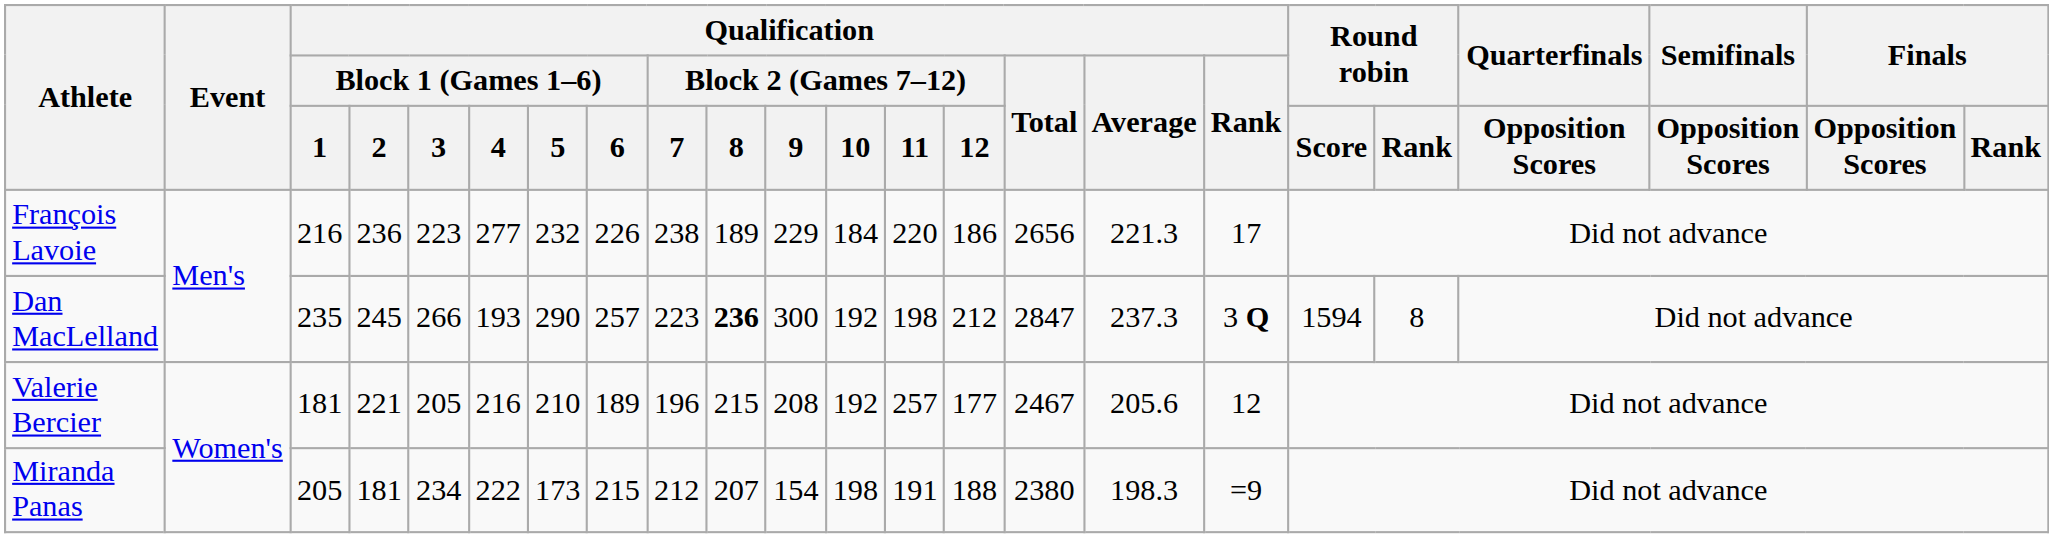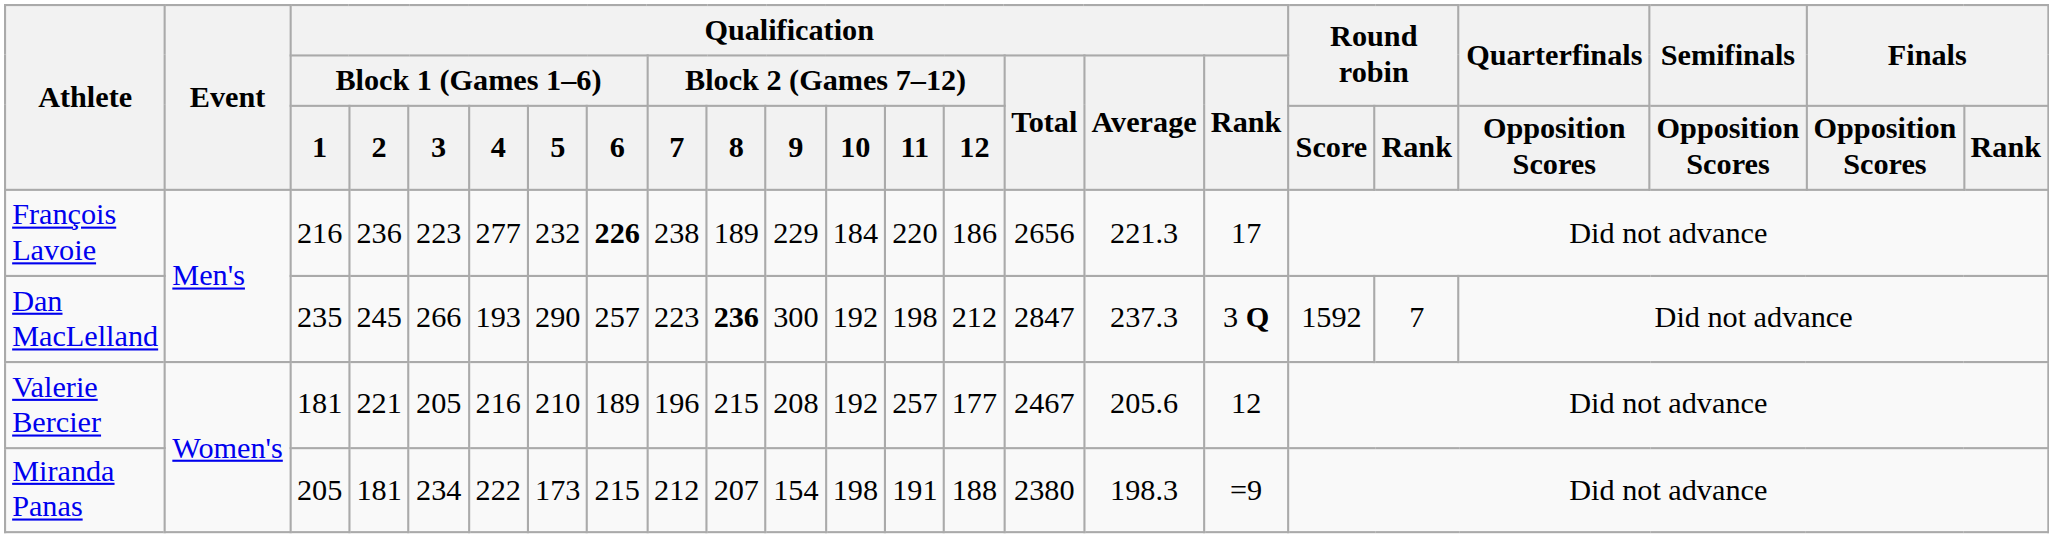(617, 233) normal -> (617, 233) bold
(1331, 318) 1594 -> (1331, 318) 1592
(1417, 318) 8 -> (1417, 318) 7
